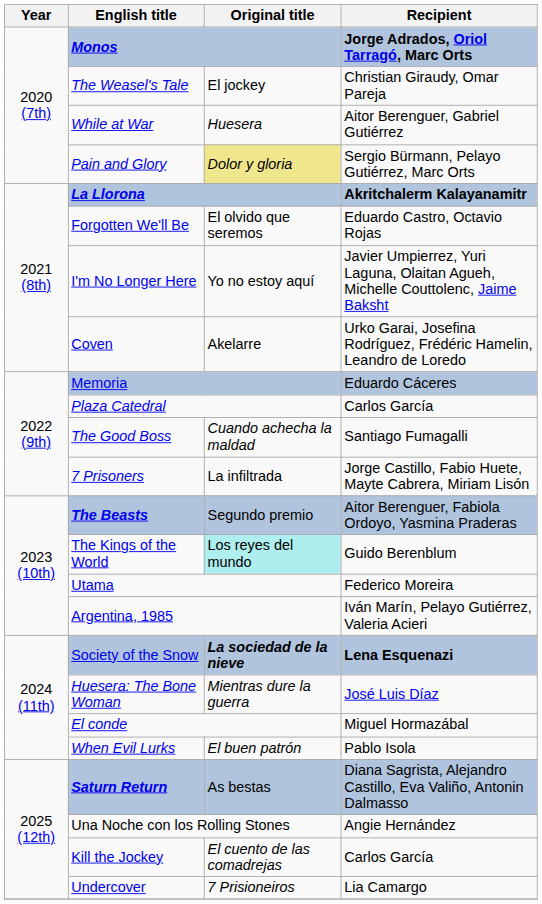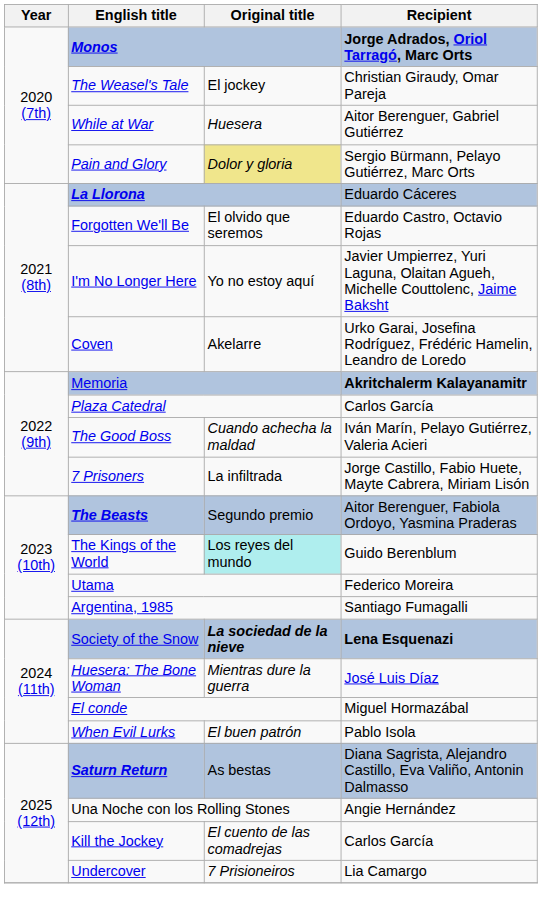(436, 194) Akritchalerm Kalayanamitr -> (400, 194) Eduardo Cáceres
(400, 383) Eduardo Cáceres -> (436, 383) Akritchalerm Kalayanamitr
(406, 437) Santiago Fumagalli -> (438, 437) Iván Marín, Pelayo Gutiérrez, Valeria Acieri
(438, 616) Iván Marín, Pelayo Gutiérrez, Valeria Acieri -> (406, 608) Santiago Fumagalli
